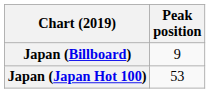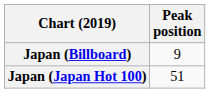(177, 76) 53 -> (177, 76) 51
